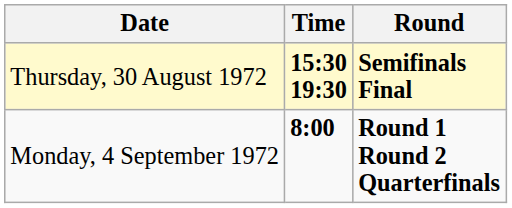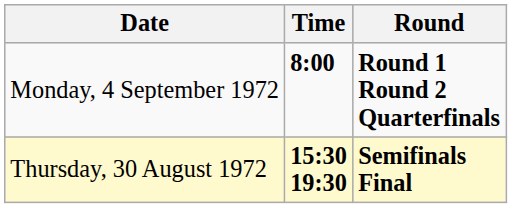rows swapped: (145, 155) <-> (139, 76)
